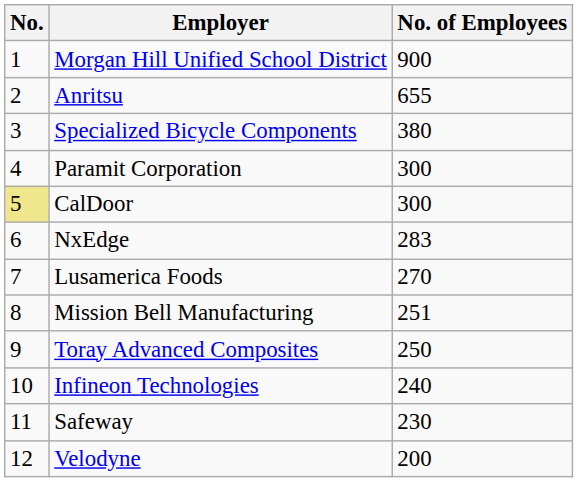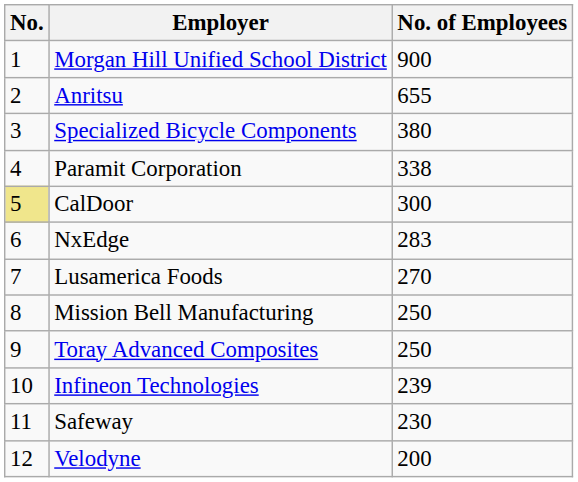(415, 167) 300 -> (415, 167) 338
(415, 312) 251 -> (415, 312) 250
(415, 385) 240 -> (415, 385) 239
